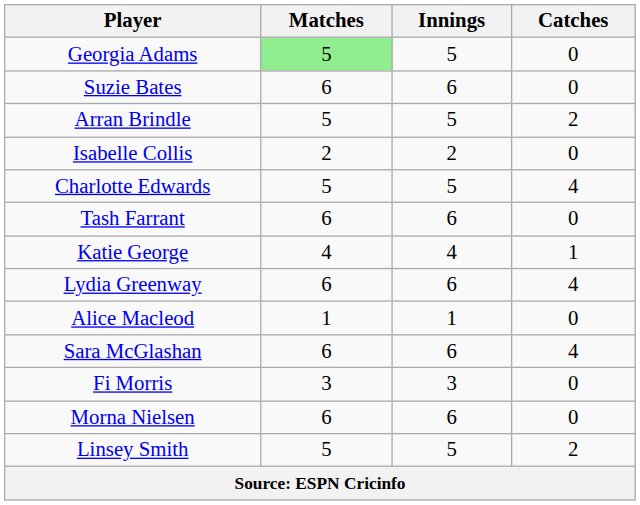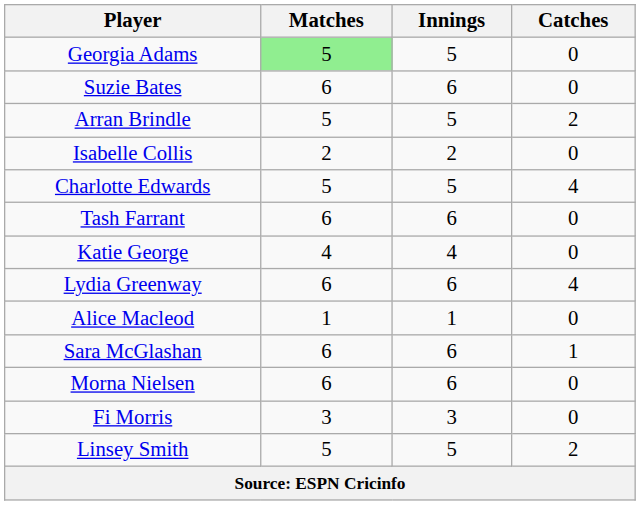(573, 251) 1 -> (573, 251) 0
(573, 350) 4 -> (573, 350) 1
rows swapped: (133, 383) <-> (133, 416)
